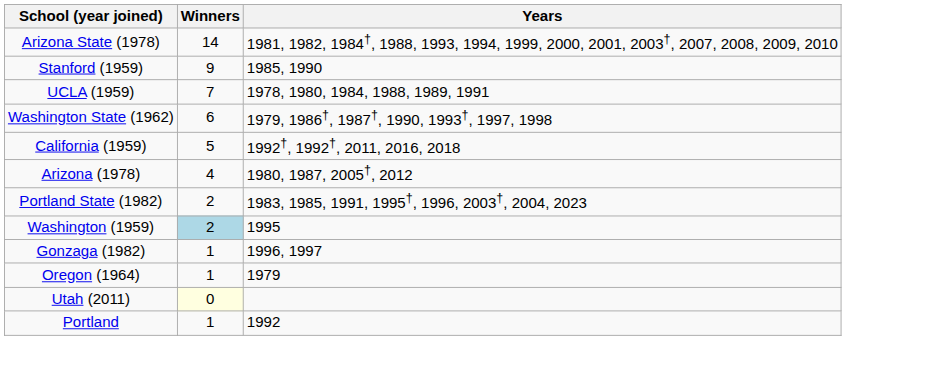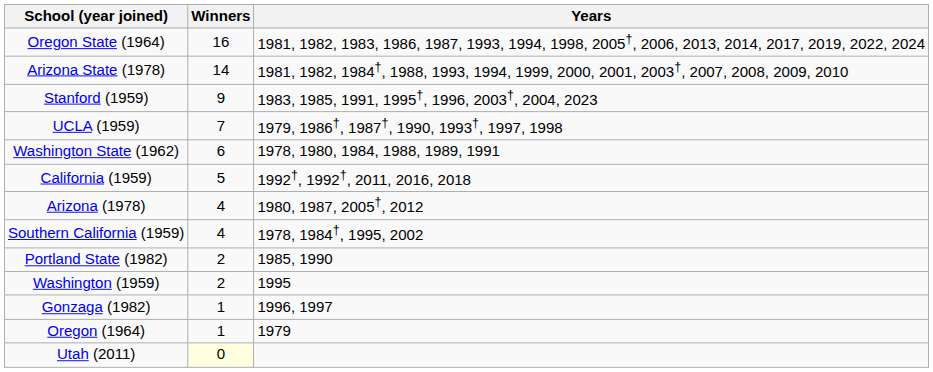+ row: (96, 42)
(284, 68) 1985, 1990 -> (427, 98) 1983, 1985, 1991, 1995†, 1996, 2003†, 2004, 2023
(368, 92) 1978, 1980, 1984, 1988, 1989, 1991 -> (410, 126) 1979, 1986†, 1987†, 1990, 1993†, 1997, 1998
(399, 117) 1979, 1986†, 1987†, 1990, 1993†, 1997, 1998 -> (379, 151) 1978, 1980, 1984, 1988, 1989, 1991
+ row: (96, 233)
(417, 201) 1983, 1985, 1991, 1995†, 1996, 2003†, 2004, 2023 -> (295, 259) 1985, 1990
(210, 227) lightblue background -> (221, 283) no background
- row: (91, 322)
